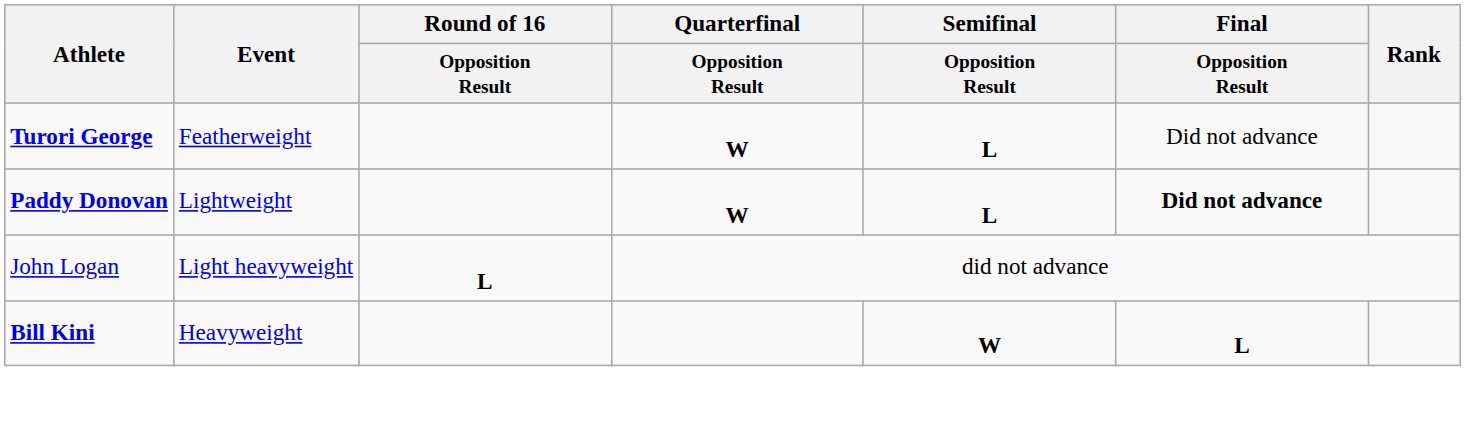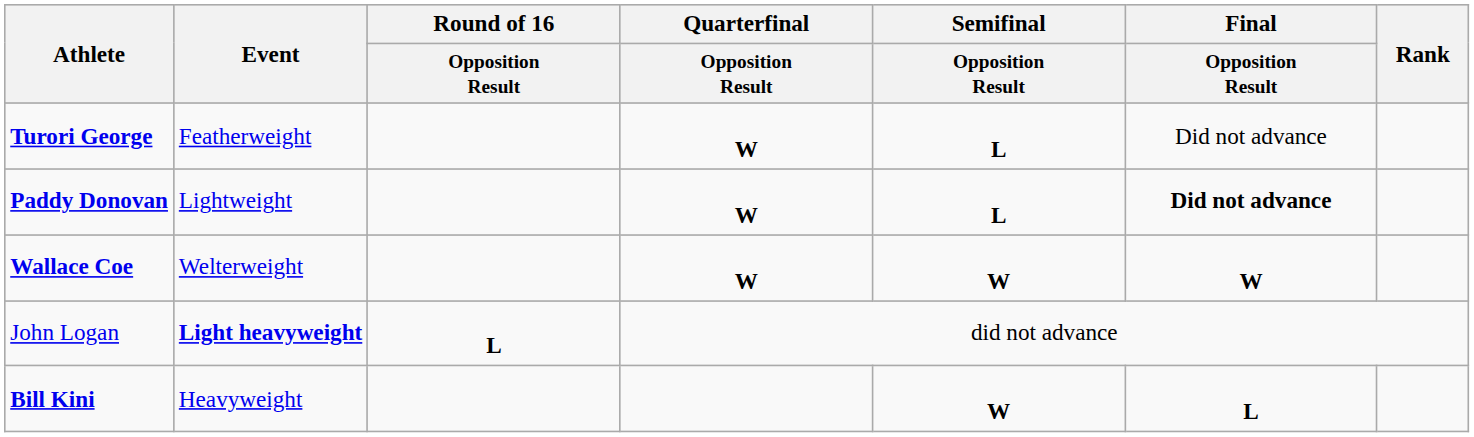+ row: (72, 267)
(266, 267) normal -> (271, 333) bold
